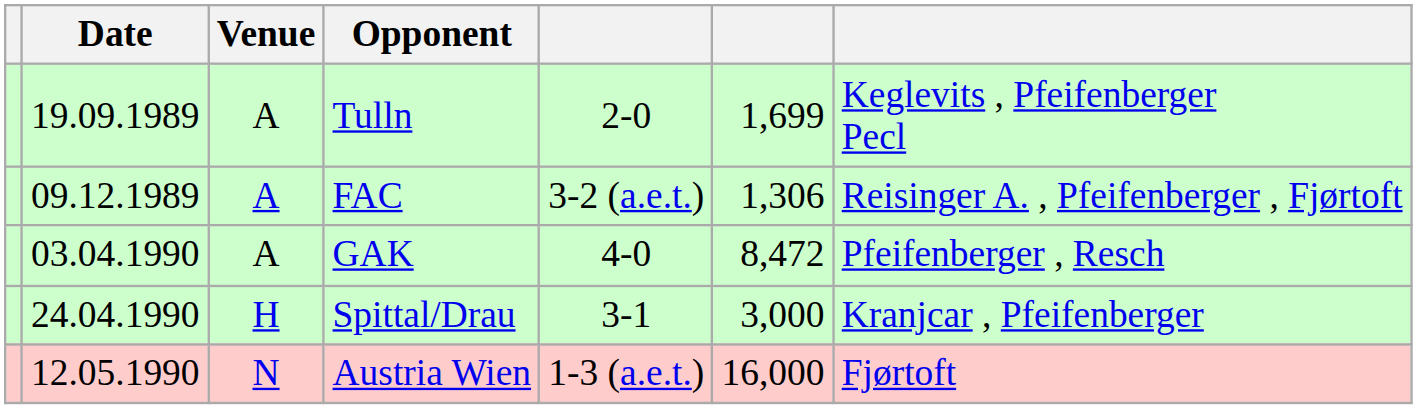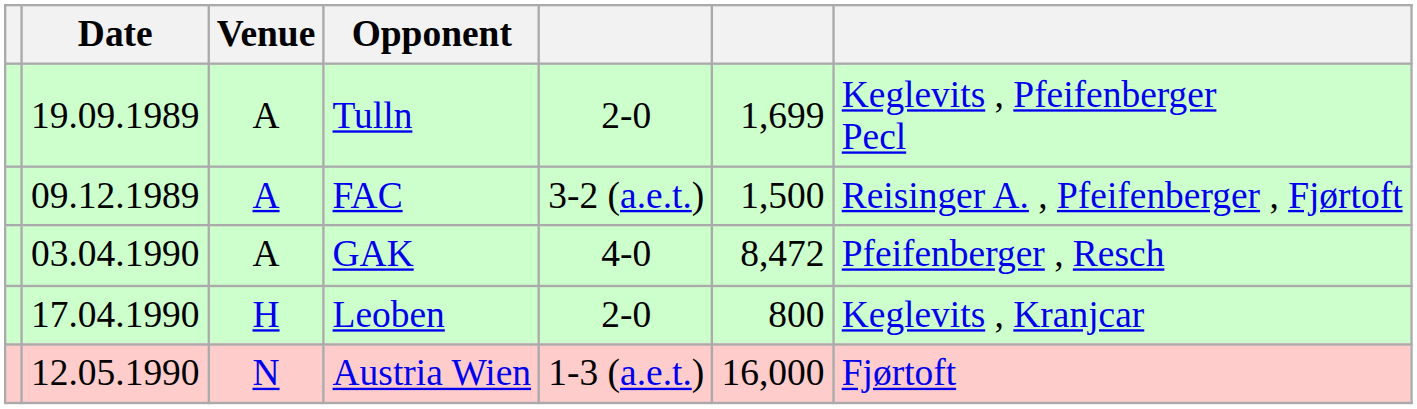(782, 195) 1,306 -> (782, 195) 1,500
+ row: (389, 313)
- row: (424, 313)
